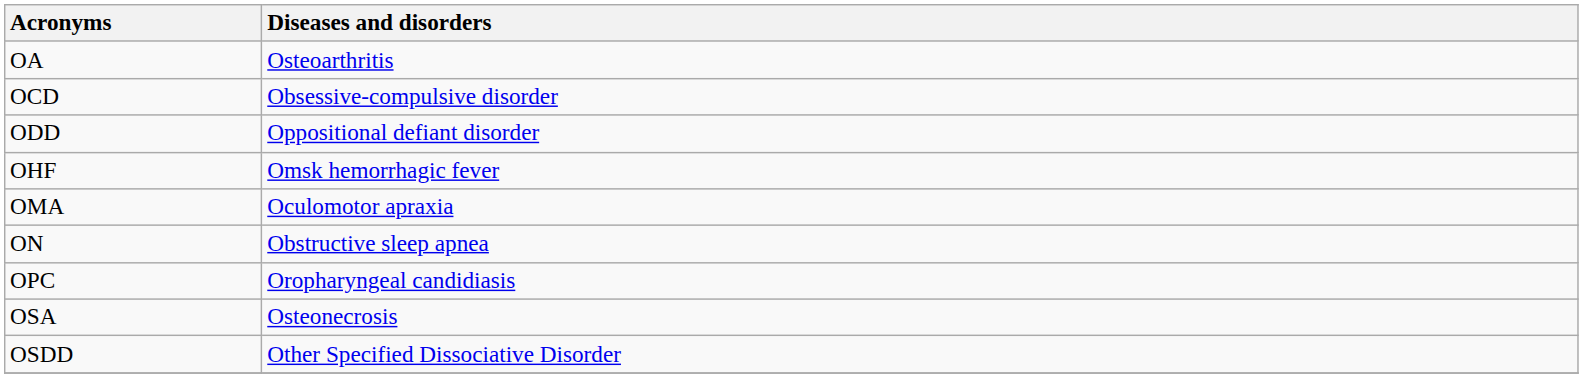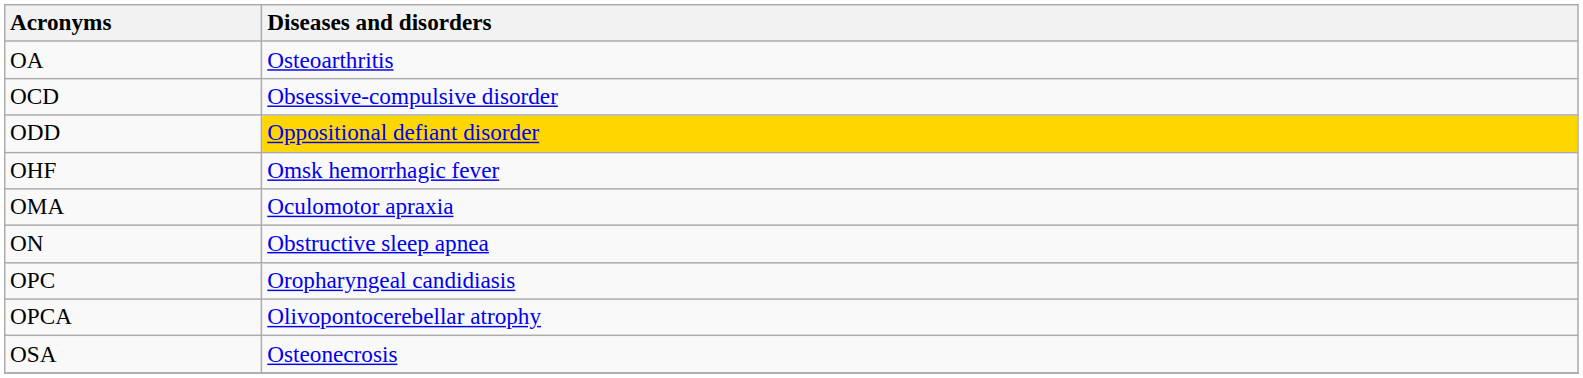(403, 133) no background -> (403, 133) gold background
+ row: (41, 317)
- row: (42, 354)
